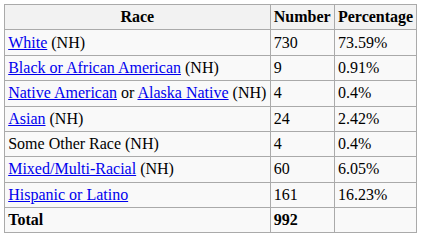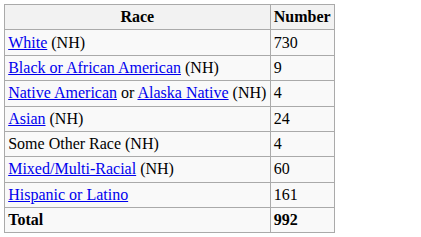- column: (376, 17)
